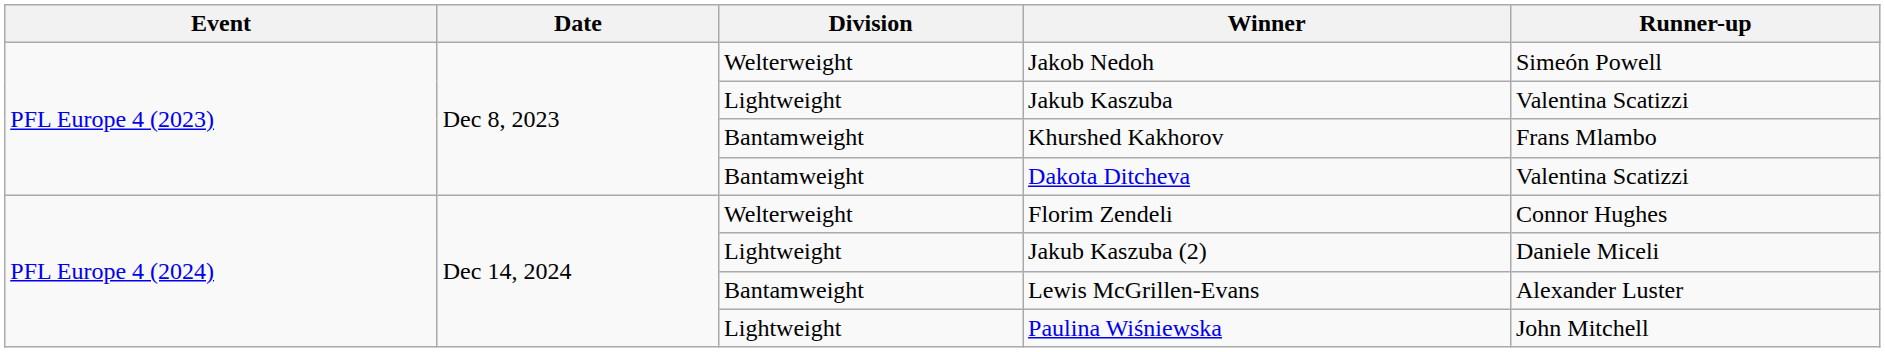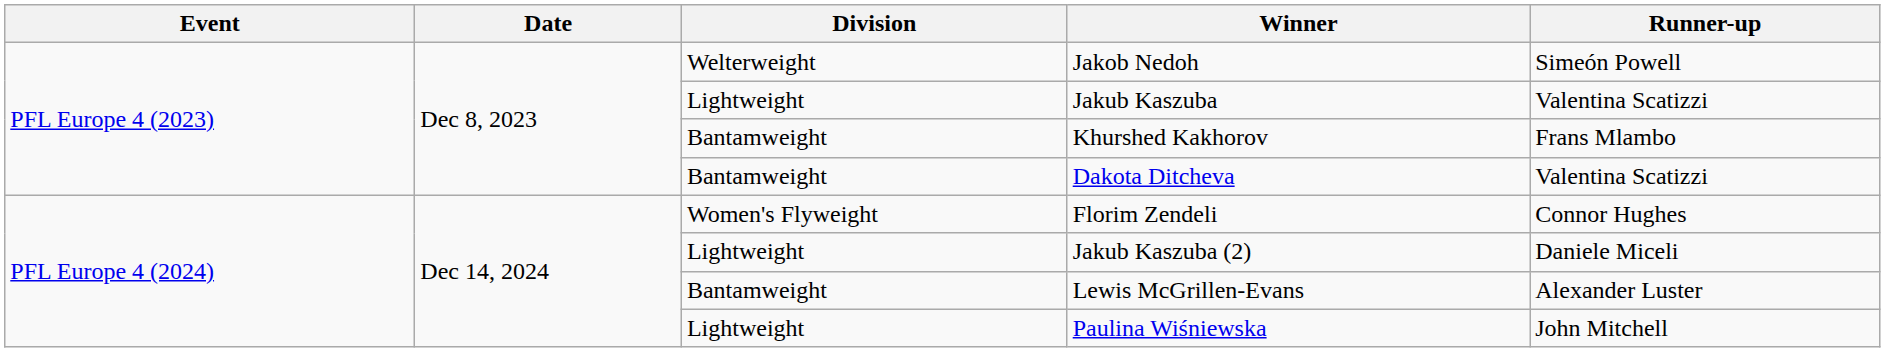(788, 213) Welterweight -> (782, 213) Women's Flyweight
